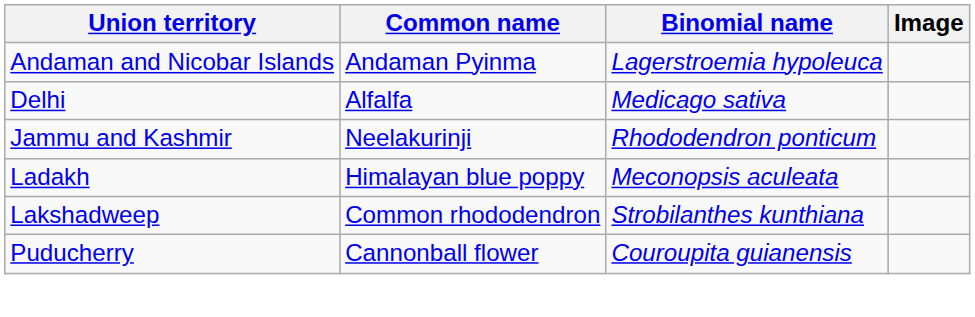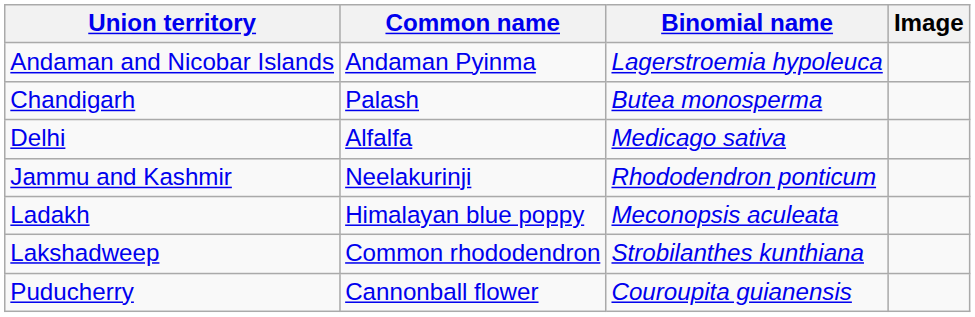+ row: (73, 100)
